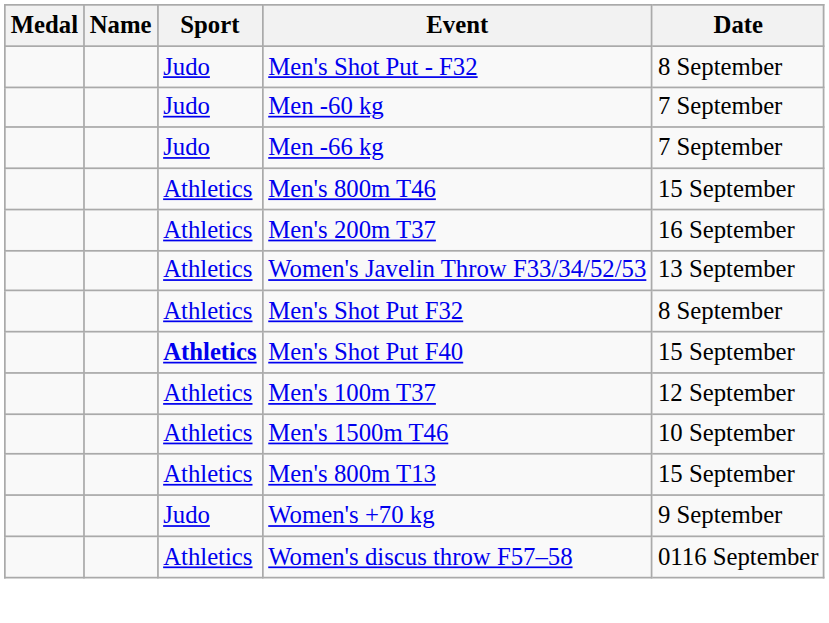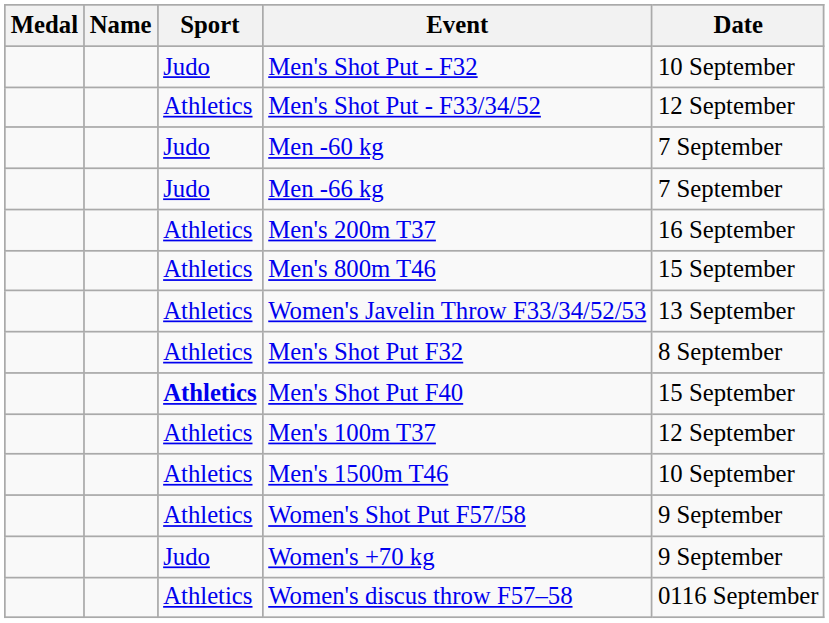(720, 66) 8 September -> (726, 66) 10 September
+ row: (405, 107)
rows swapped: (352, 229) <-> (352, 188)
- row: (352, 474)
+ row: (397, 515)
